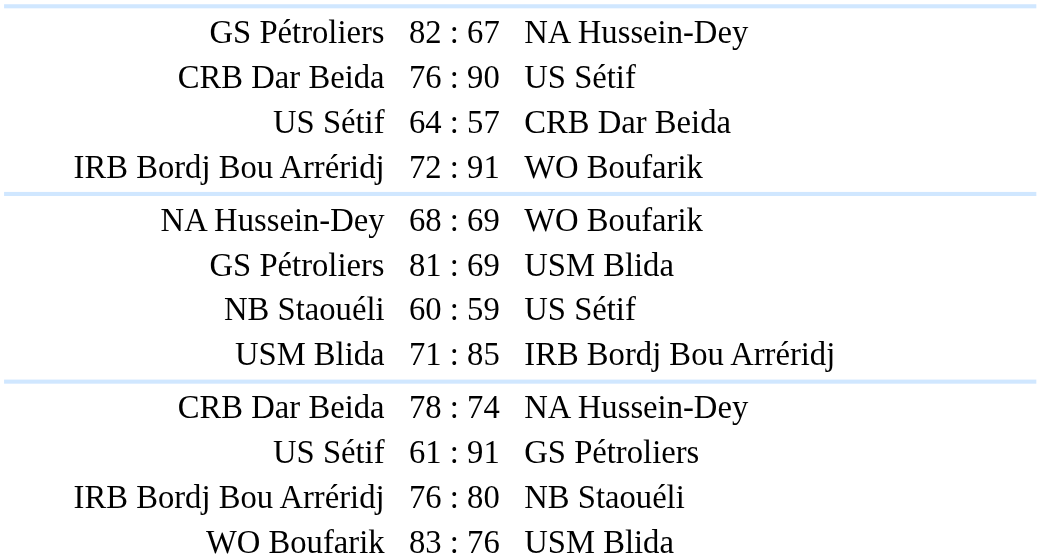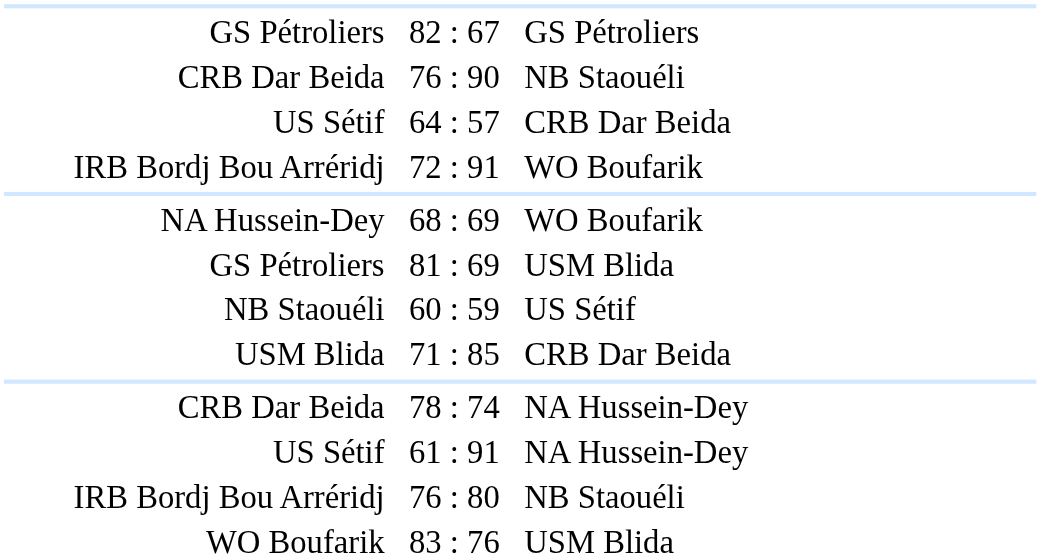(636, 32) NA Hussein-Dey -> (612, 32) GS Pétroliers
(580, 77) US Sétif -> (605, 77) NB Staouéli
(680, 354) IRB Bordj Bou Arréridj -> (628, 354) CRB Dar Beida
(612, 452) GS Pétroliers -> (636, 452) NA Hussein-Dey
